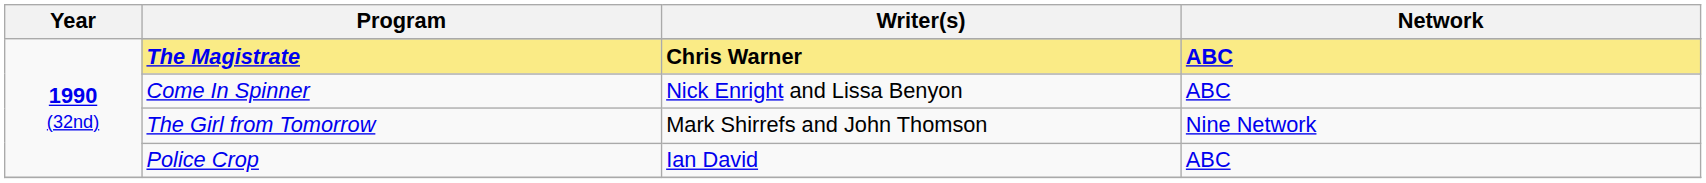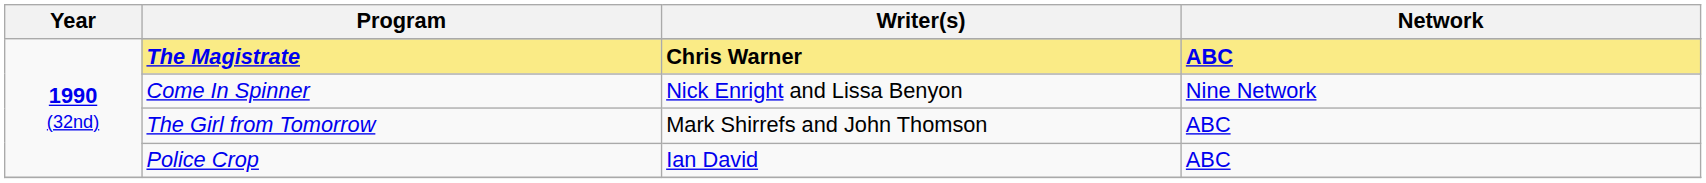(1208, 90) ABC -> (1251, 90) Nine Network
(1251, 125) Nine Network -> (1208, 125) ABC
